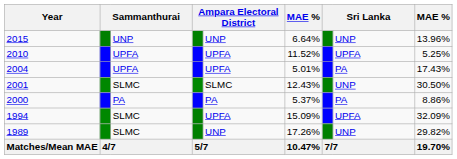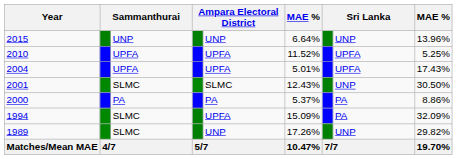(341, 69) PA -> (348, 69) UPFA
(348, 116) UPFA -> (341, 116) PA
